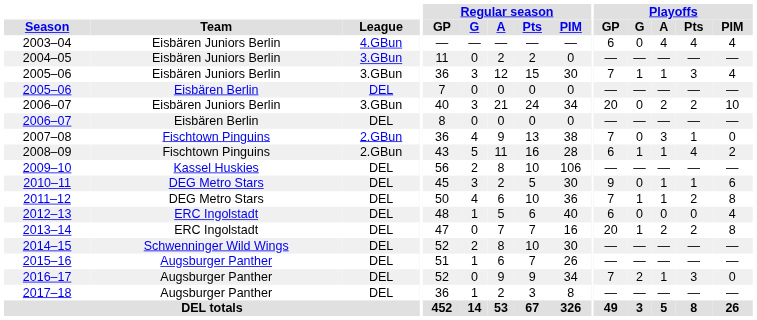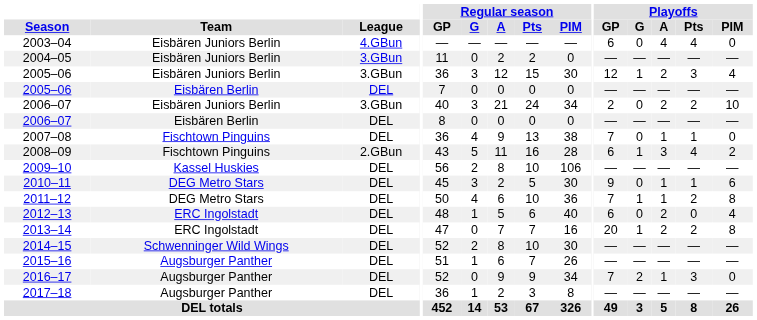(732, 43) 4 -> (732, 43) 0
(611, 74) 7 -> (611, 74) 12
(664, 74) 1 -> (664, 74) 2
(611, 105) 20 -> (611, 105) 2
(381, 136) 2.GBun -> (381, 136) DEL
(664, 136) 3 -> (664, 136) 1
(664, 152) 1 -> (664, 152) 3
(664, 214) 0 -> (664, 214) 2
